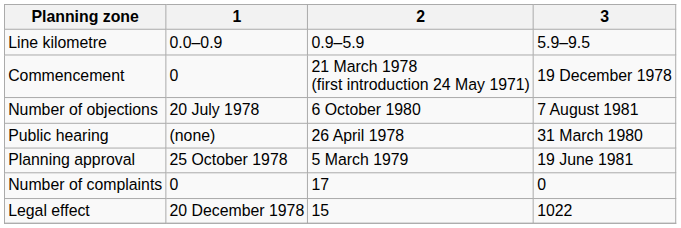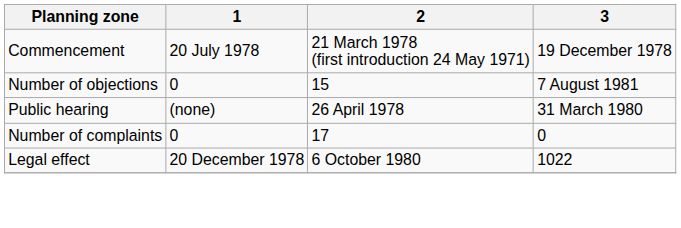- row: (57, 42)
(174, 76) 0 -> (214, 51) 20 July 1978
(214, 110) 20 July 1978 -> (174, 85) 0
(366, 110) 6 October 1980 -> (320, 85) 15
- row: (72, 160)
(320, 210) 15 -> (366, 160) 6 October 1980
